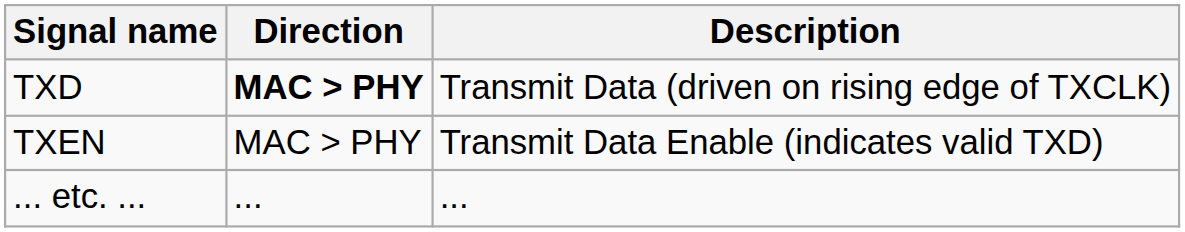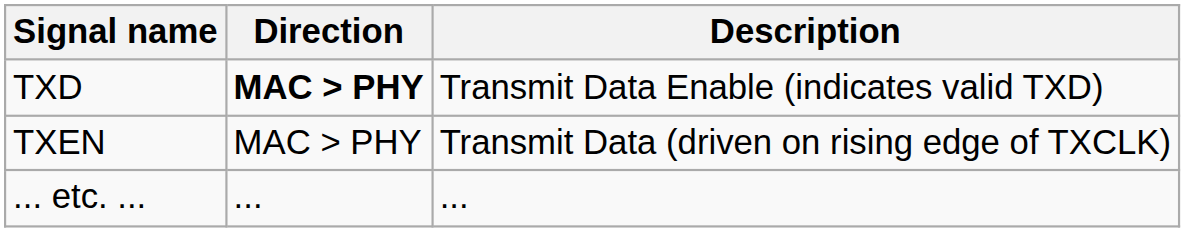(805, 87) Transmit Data (driven on rising edge of TXCLK) -> (772, 87) Transmit Data Enable (indicates valid TXD)
(772, 142) Transmit Data Enable (indicates valid TXD) -> (805, 142) Transmit Data (driven on rising edge of TXCLK)
